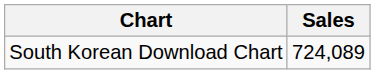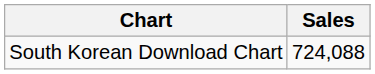(328, 52) 724,089 -> (328, 52) 724,088
